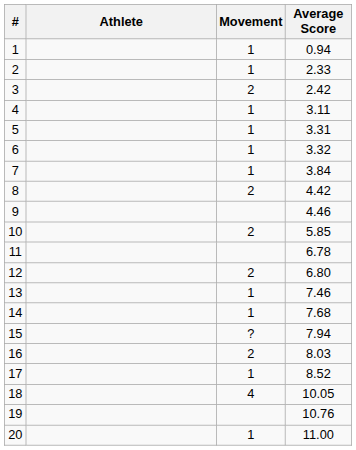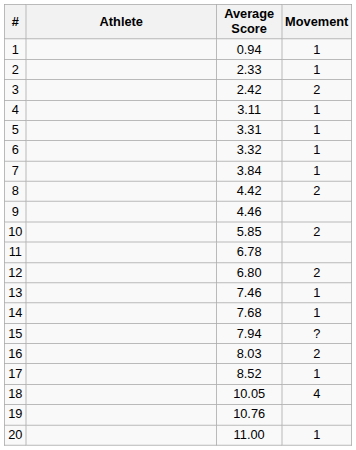columns swapped: (318, 21) <-> (251, 21)
